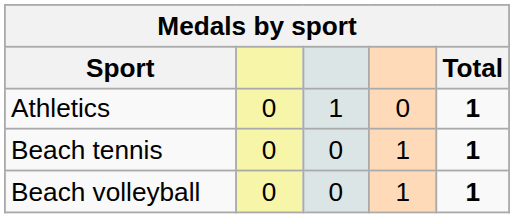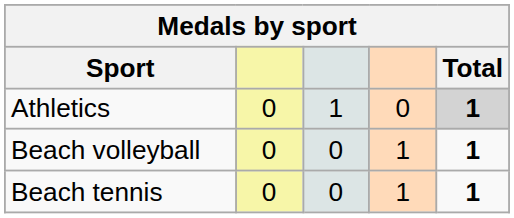(473, 109) no background -> (473, 109) lightgrey background
rows swapped: (87, 150) <-> (106, 192)
